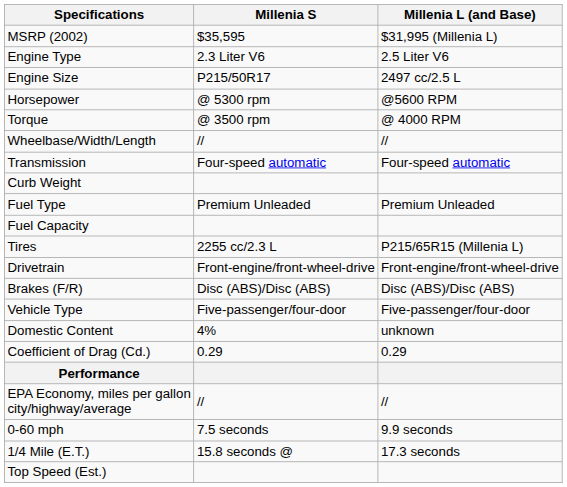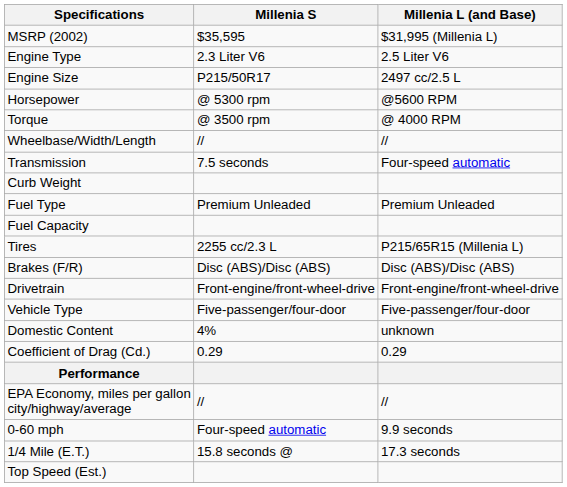(261, 162) Four-speed automatic -> (233, 162) 7.5 seconds
rows swapped: (45, 288) <-> (36, 267)
(233, 430) 7.5 seconds -> (261, 430) Four-speed automatic
